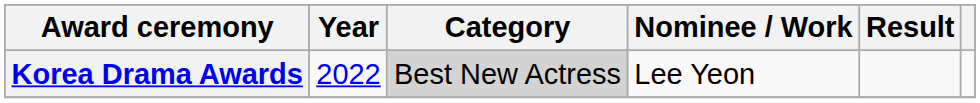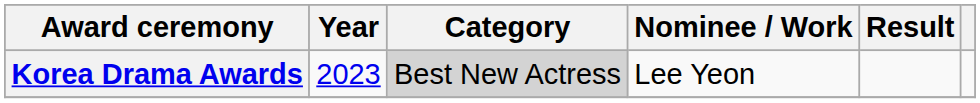(348, 73) 2022 -> (348, 73) 2023
